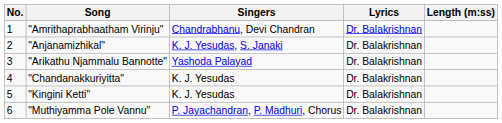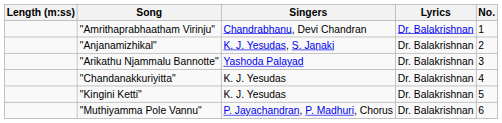columns swapped: (15, 13) <-> (461, 13)
